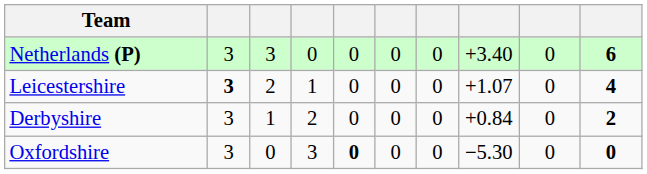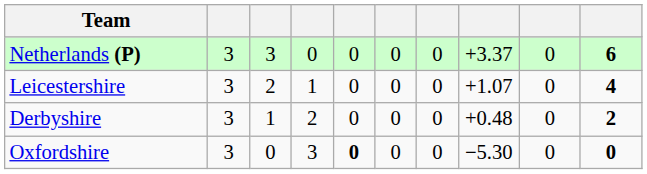(489, 53) +3.40 -> (489, 53) +3.37
(229, 86) bold -> (229, 86) normal
(489, 119) +0.84 -> (489, 119) +0.48
